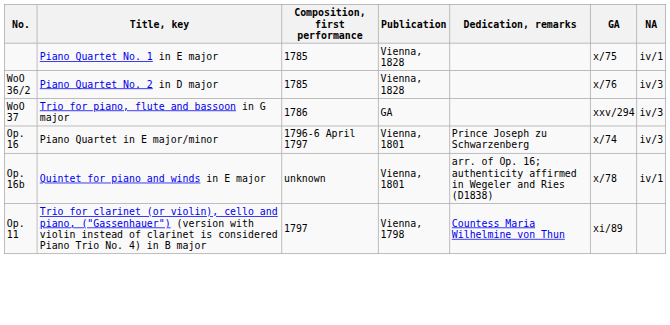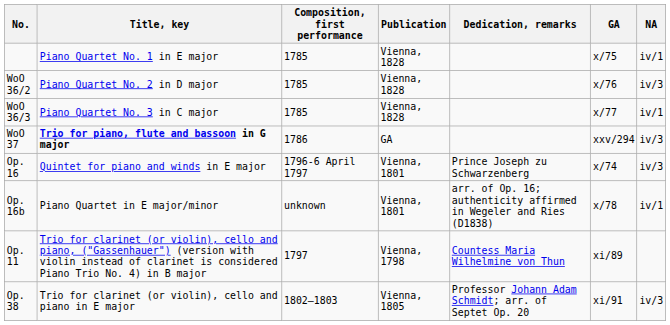+ row: (19, 112)
(153, 112) normal -> (153, 140) bold
(129, 140) Piano Quartet in E major/minor -> (153, 167) Quintet for piano and winds in E major
(153, 178) Quintet for piano and winds in E major -> (129, 206) Piano Quartet in E major/minor
+ row: (16, 301)
